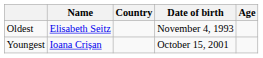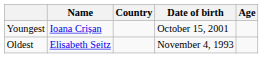rows swapped: (26, 45) <-> (20, 28)
